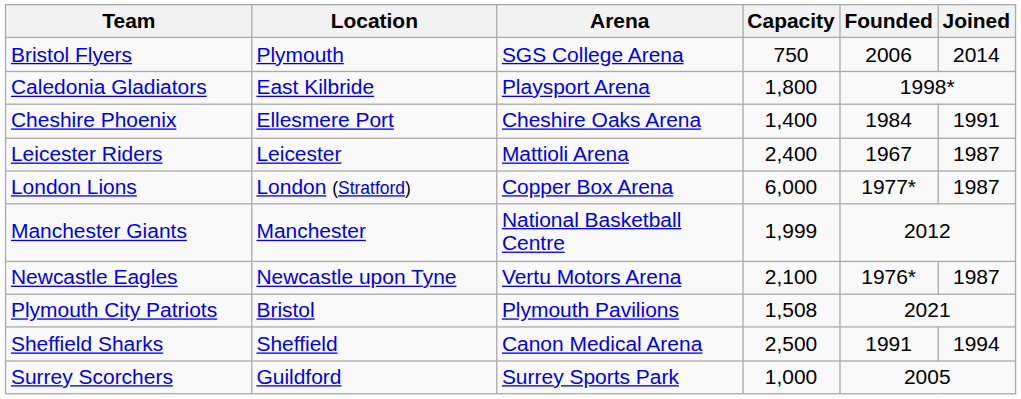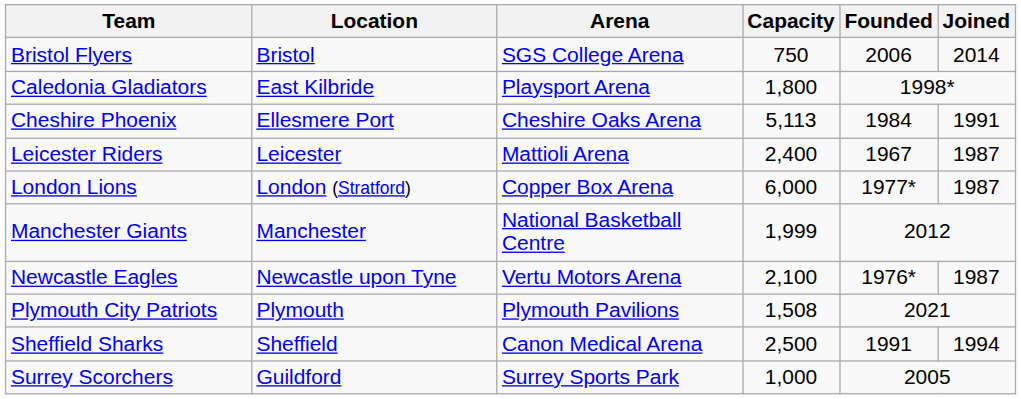(300, 54) Plymouth -> (286, 54) Bristol
(791, 120) 1,400 -> (791, 120) 5,113
(286, 310) Bristol -> (300, 310) Plymouth
